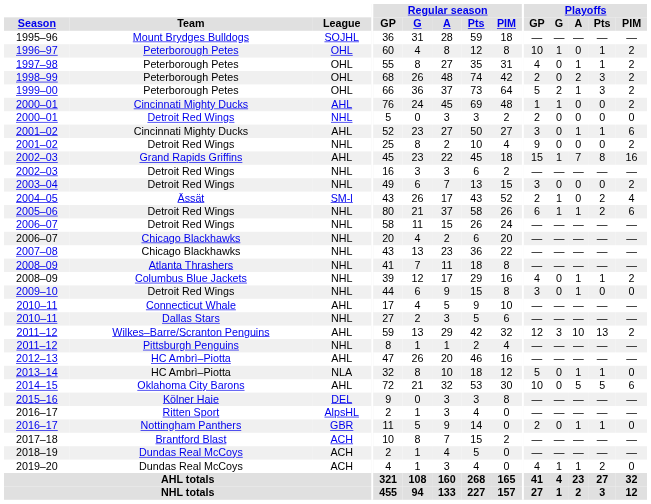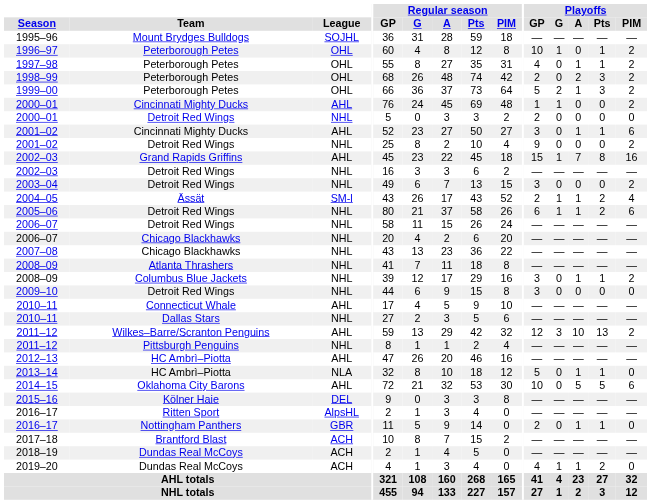(578, 198) 0 -> (578, 198) 1
(537, 278) 4 -> (537, 278) 3
(578, 292) 1 -> (578, 292) 0
